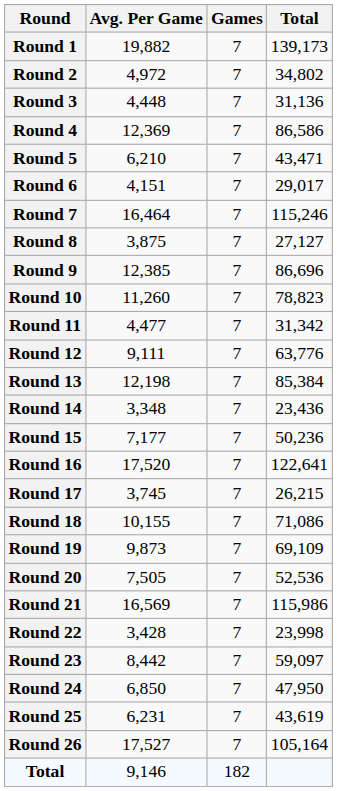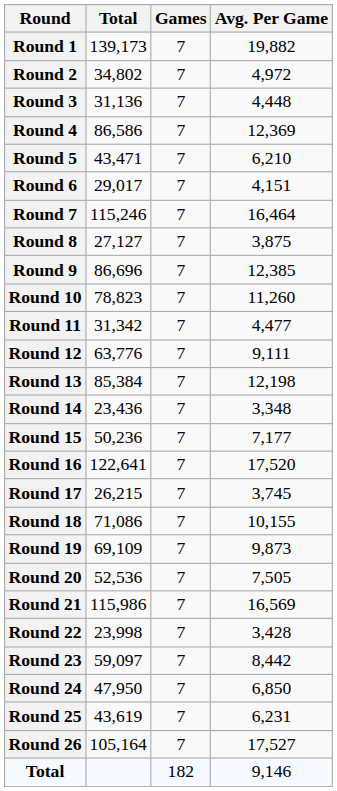columns swapped: (299, 18) <-> (146, 18)
